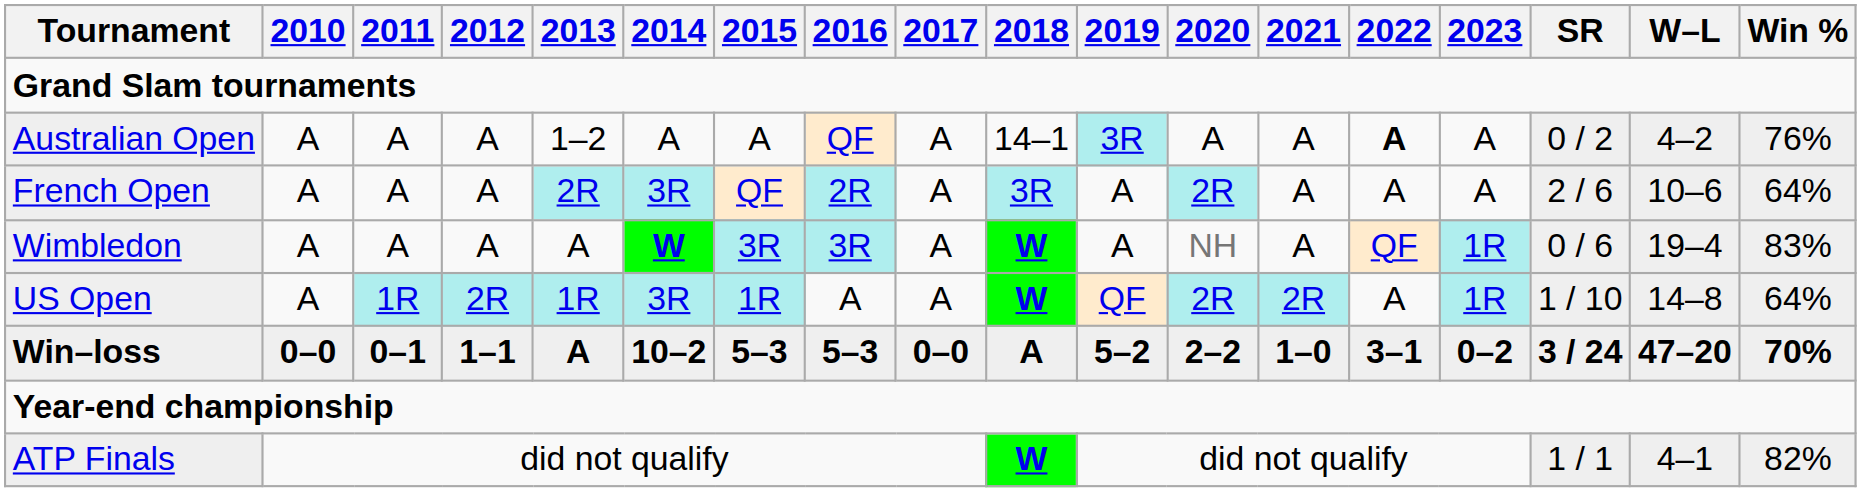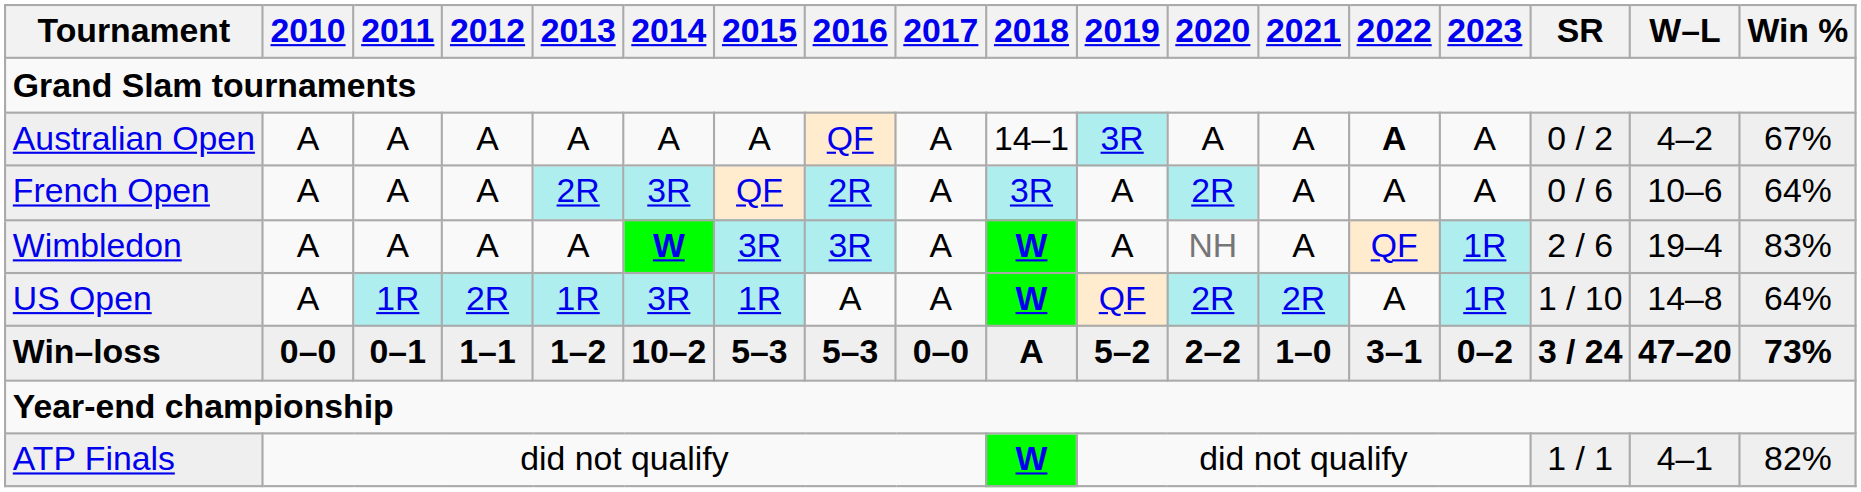(578, 138) 1–2 -> (578, 138) A
(1798, 138) 76% -> (1798, 138) 67%
(1580, 191) 2 / 6 -> (1580, 191) 0 / 6
(1580, 245) 0 / 6 -> (1580, 245) 2 / 6
(578, 352) A -> (578, 352) 1–2
(1798, 352) 70% -> (1798, 352) 73%
